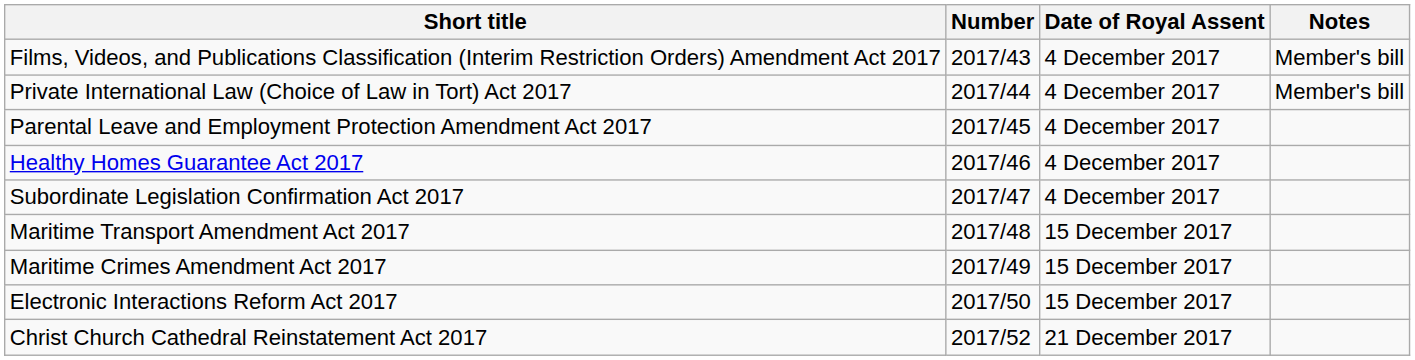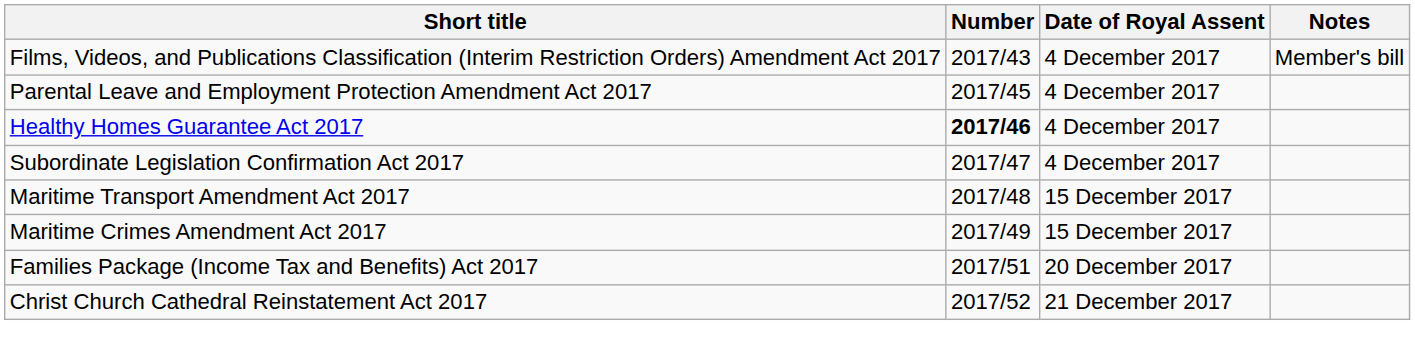- row: (291, 92)
(991, 162) normal -> (991, 127) bold
- row: (204, 302)
+ row: (274, 267)
